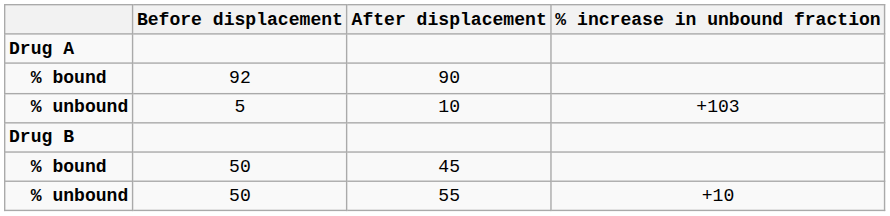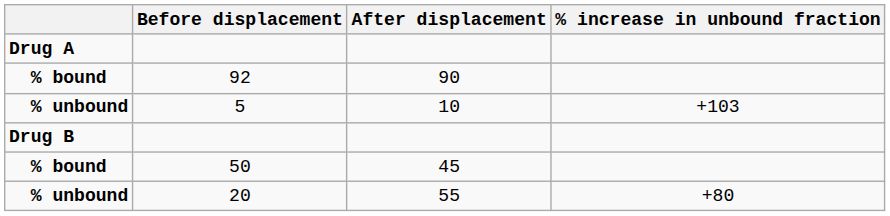(240, 196) 50 -> (240, 196) 20
(718, 196) +10 -> (718, 196) +80
